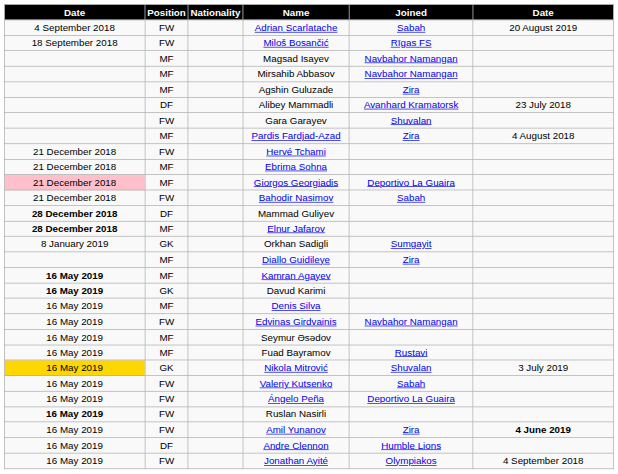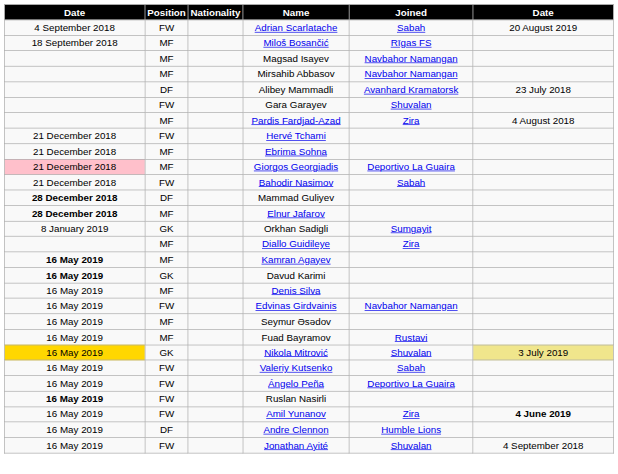(167, 43) FW -> (167, 43) MF
- row: (296, 90)
(543, 368) no background -> (543, 353) khaki background
(411, 461) Olympiakos -> (411, 446) Shuvalan
